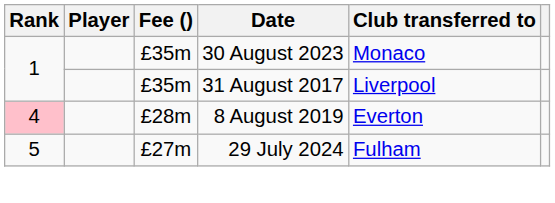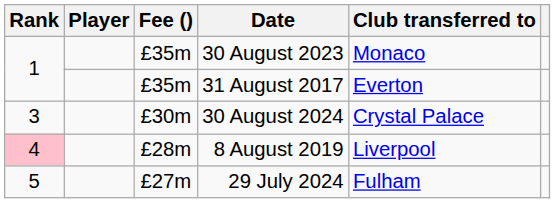(394, 85) Liverpool -> (388, 85) Everton
+ row: (273, 117)
(388, 117) Everton -> (394, 149) Liverpool
